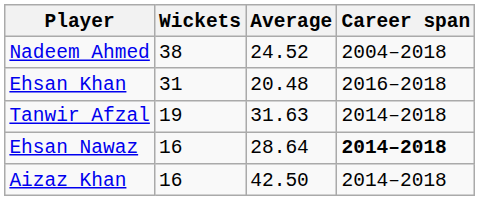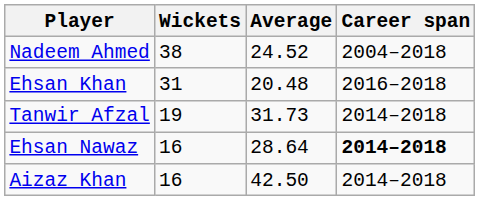(280, 116) 31.63 -> (280, 116) 31.73
